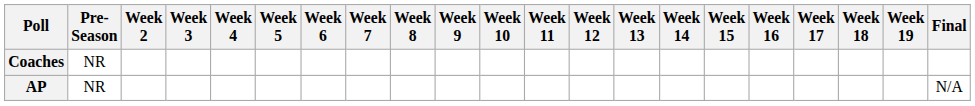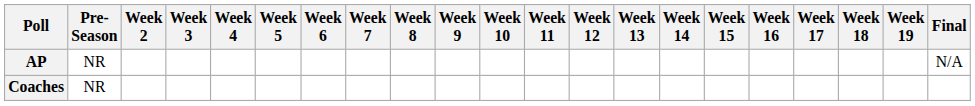rows swapped: (36, 88) <-> (36, 62)
